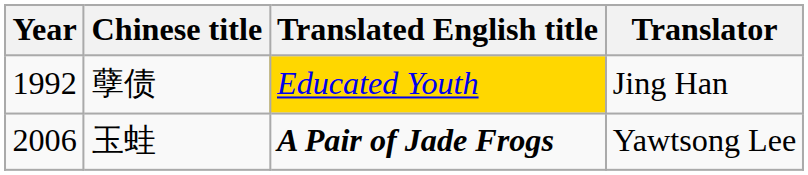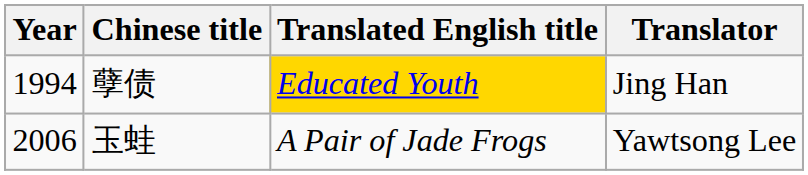(45, 84) 1992 -> (45, 84) 1994
(415, 141) bold -> (412, 141) normal
